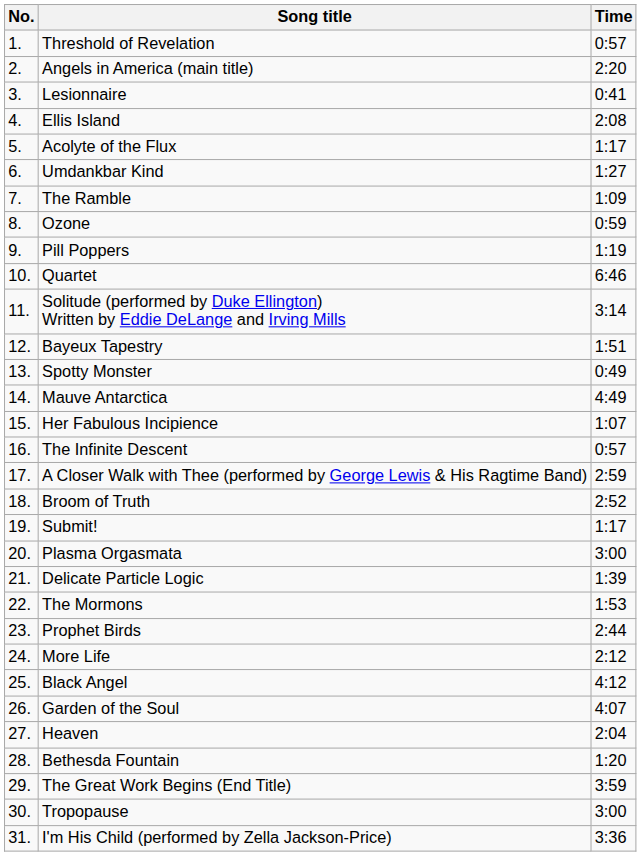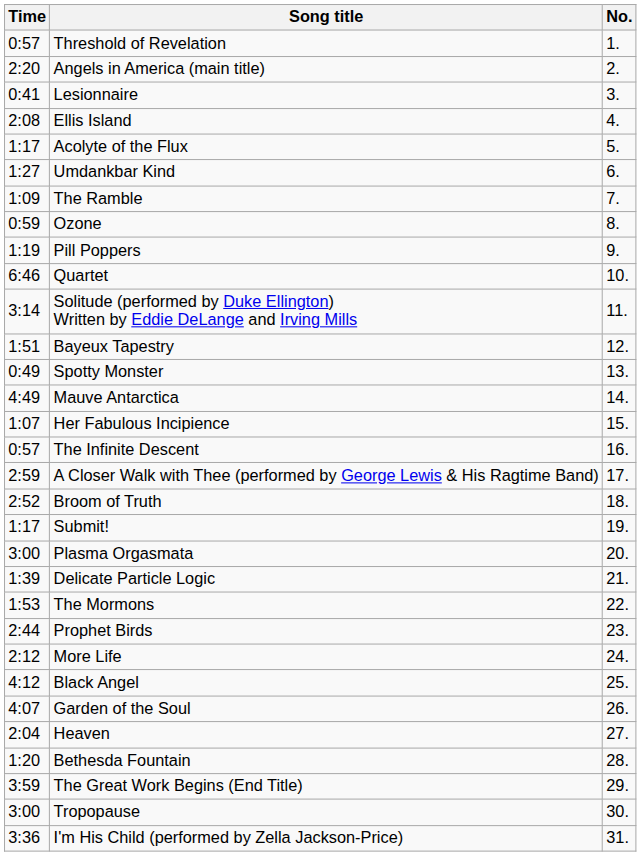columns swapped: (21, 17) <-> (614, 17)
